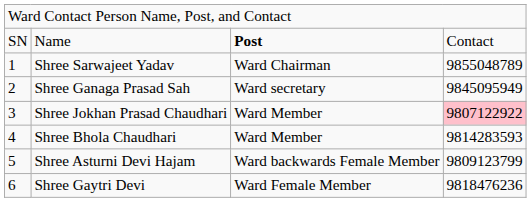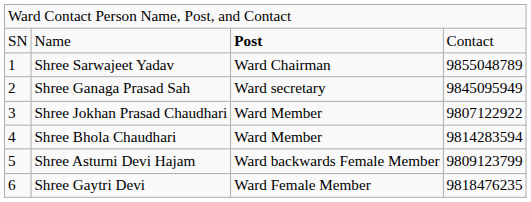(485, 112) pink background -> (485, 112) no background
(485, 137) 9814283593 -> (485, 137) 9814283594
(485, 185) 9818476236 -> (485, 185) 9818476235
